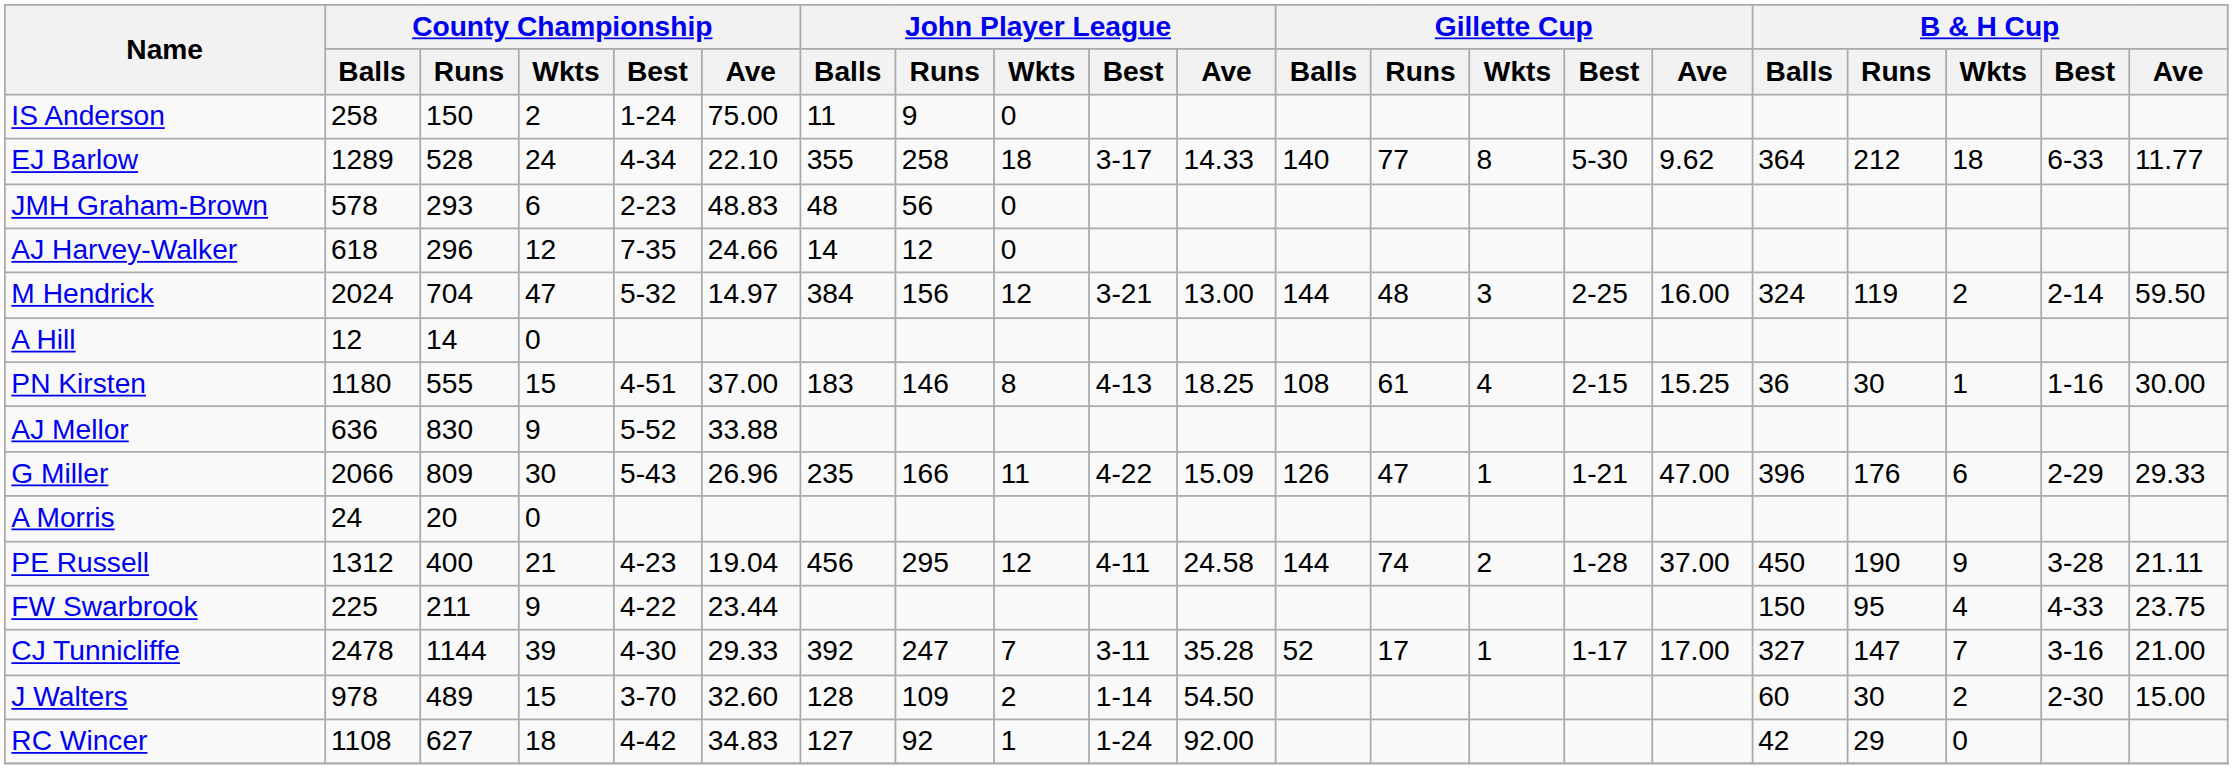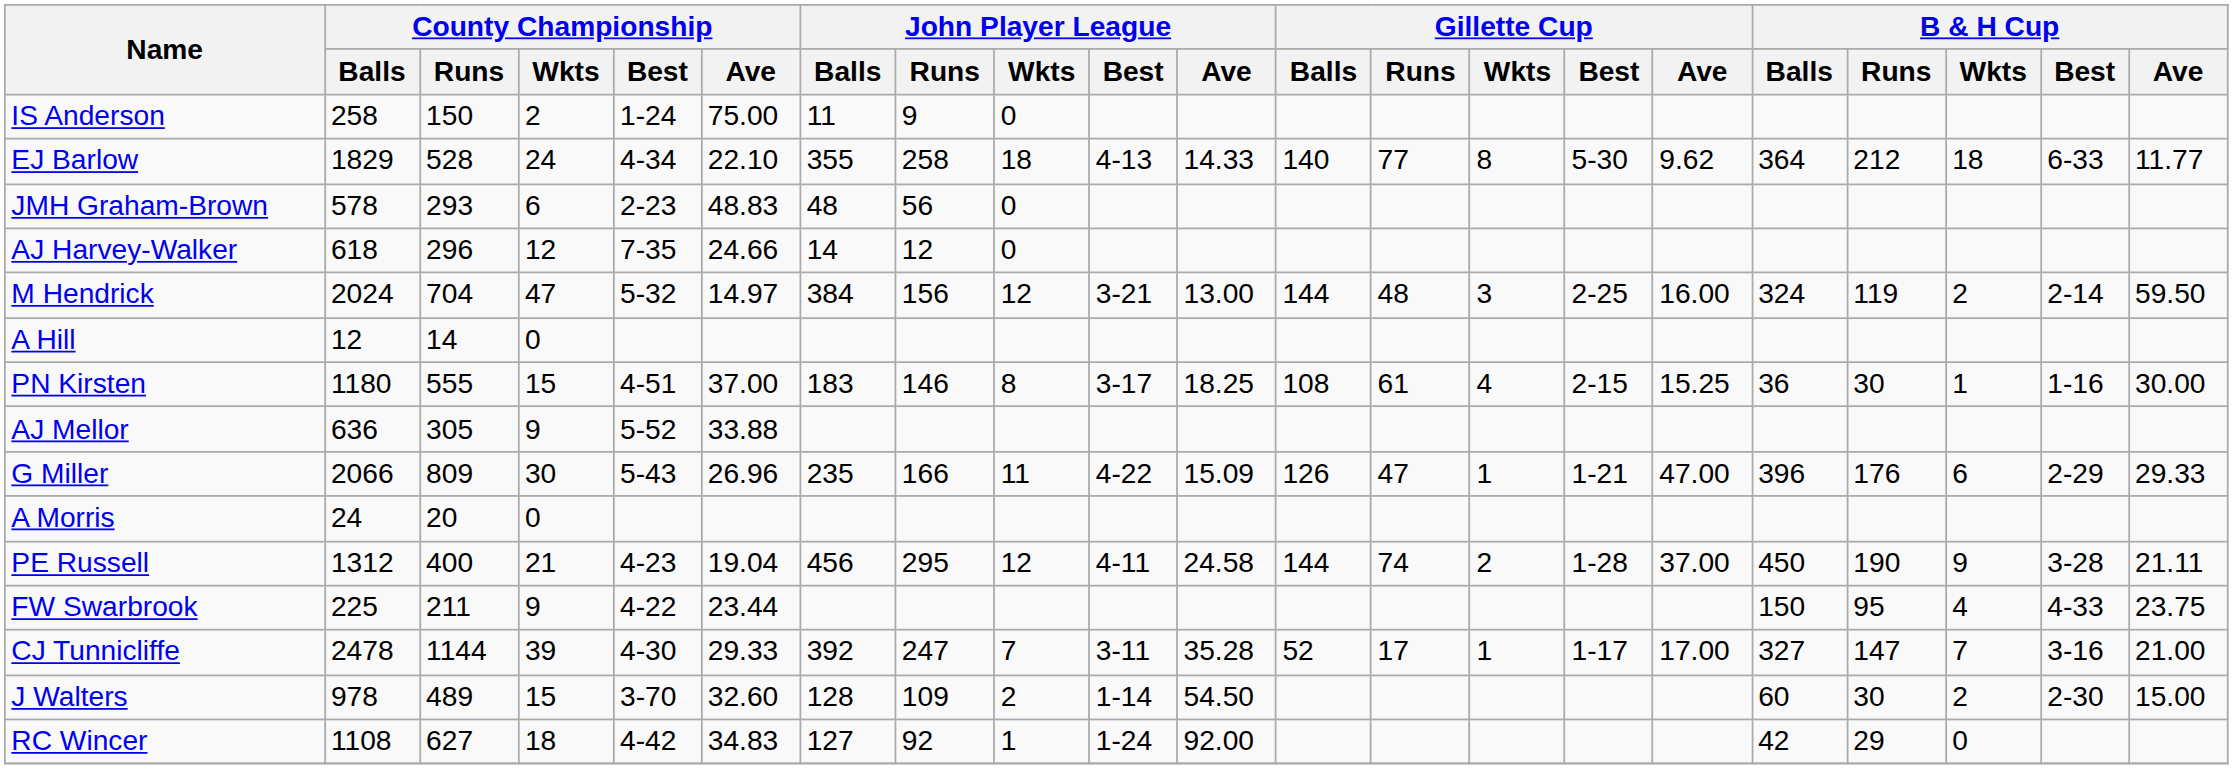(362, 160) 1289 -> (362, 160) 1829
(1124, 160) 3-17 -> (1124, 160) 4-13
(1124, 384) 4-13 -> (1124, 384) 3-17
(450, 428) 830 -> (450, 428) 305
